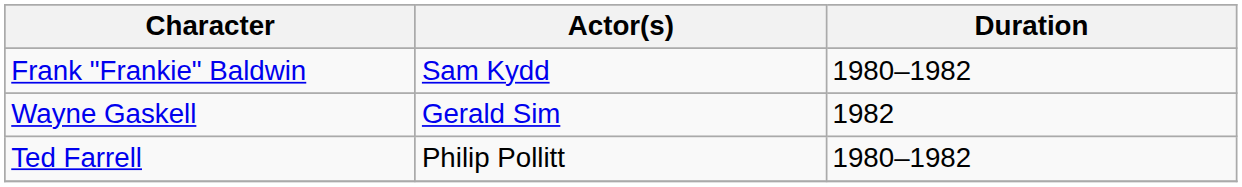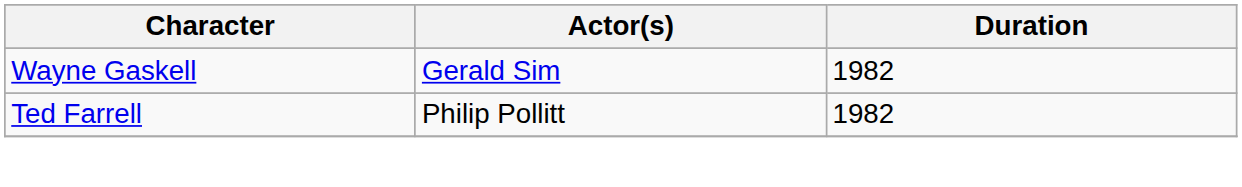- row: (159, 70)
(902, 158) 1980–1982 -> (863, 114) 1982
